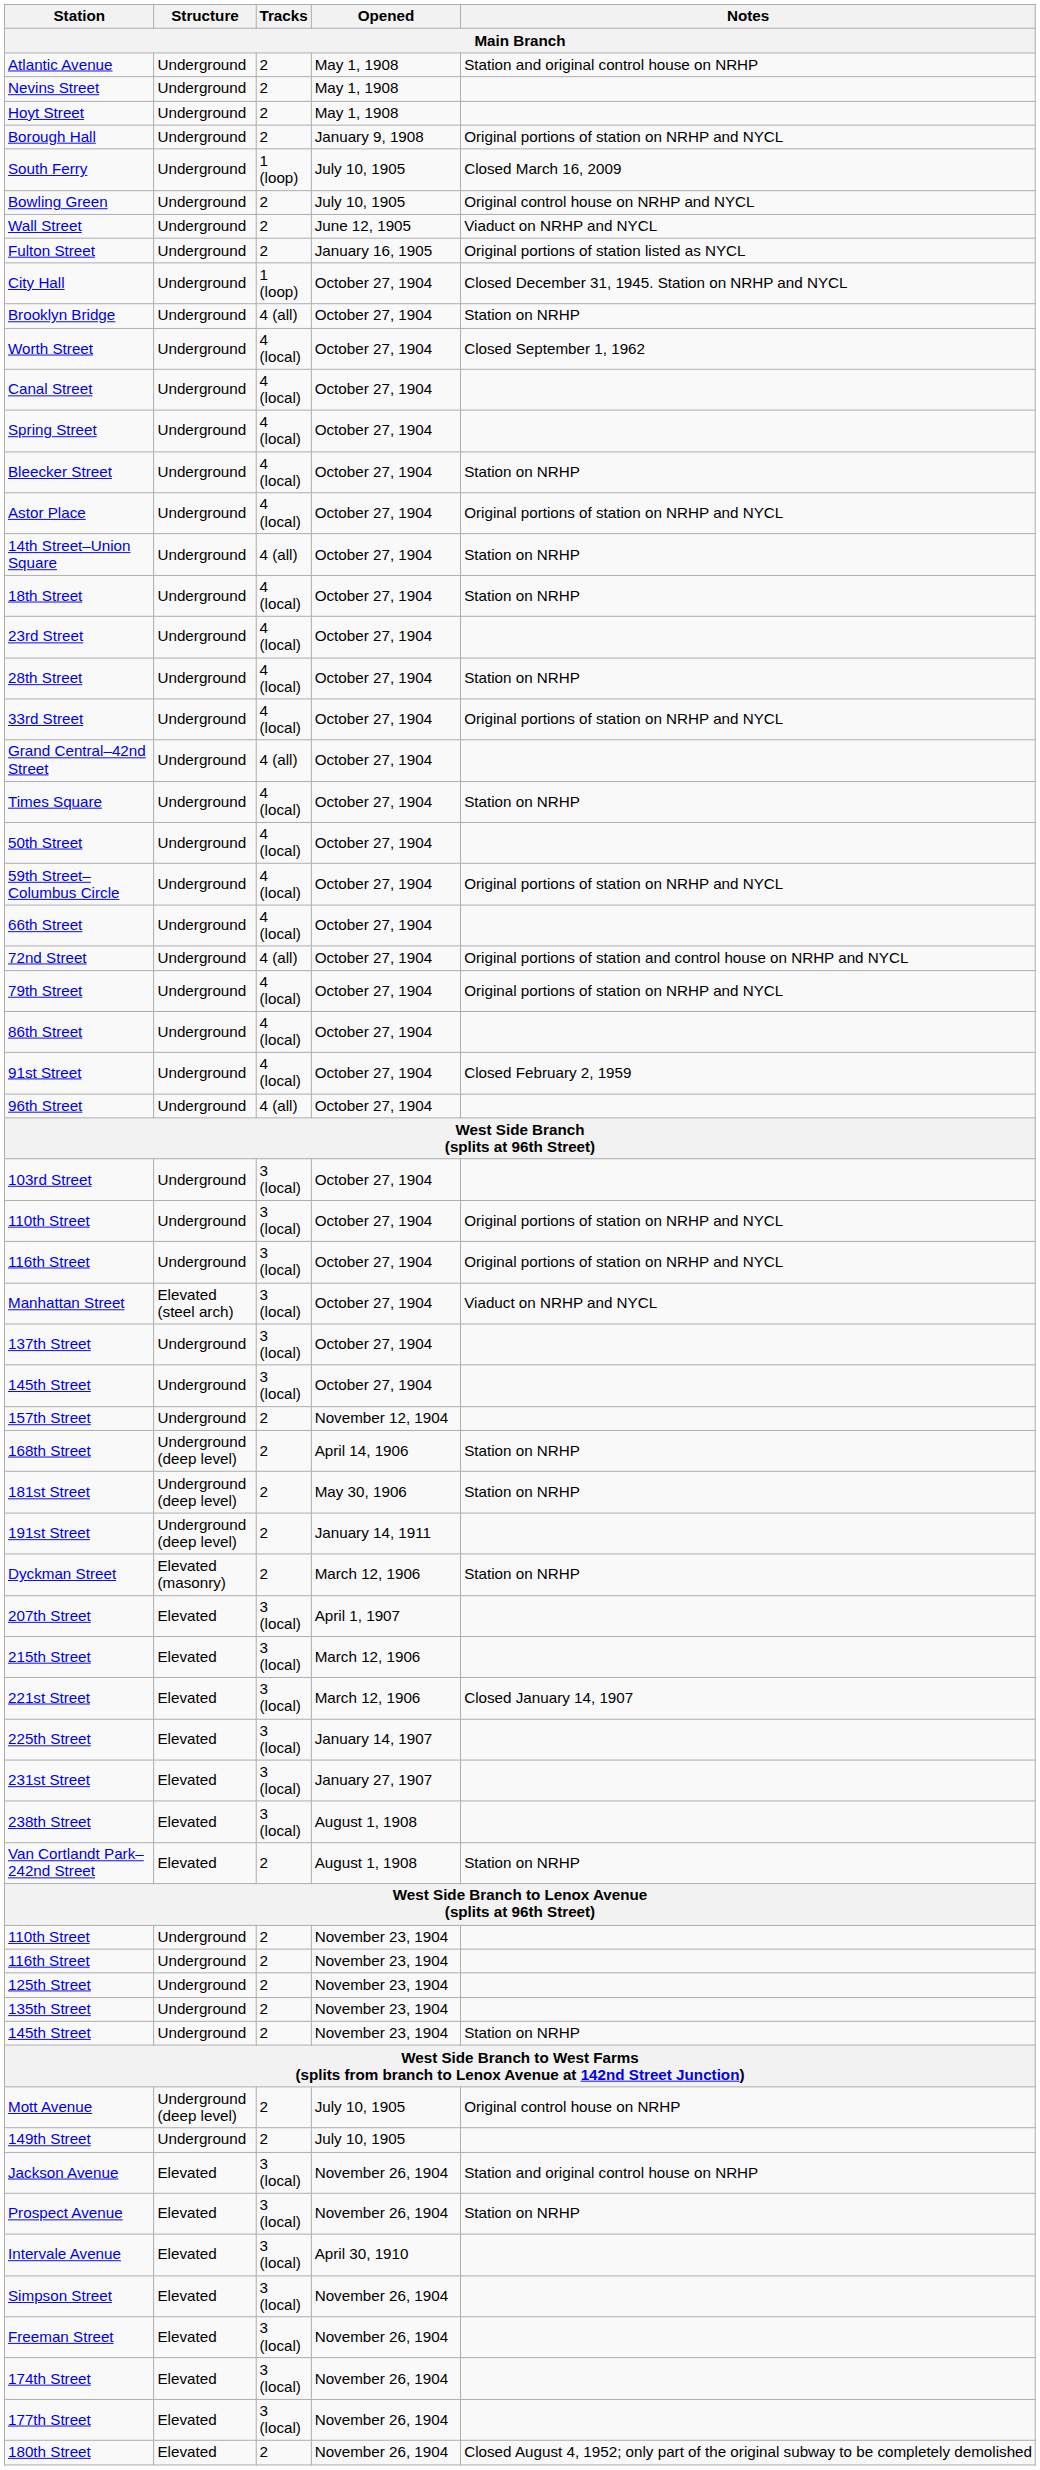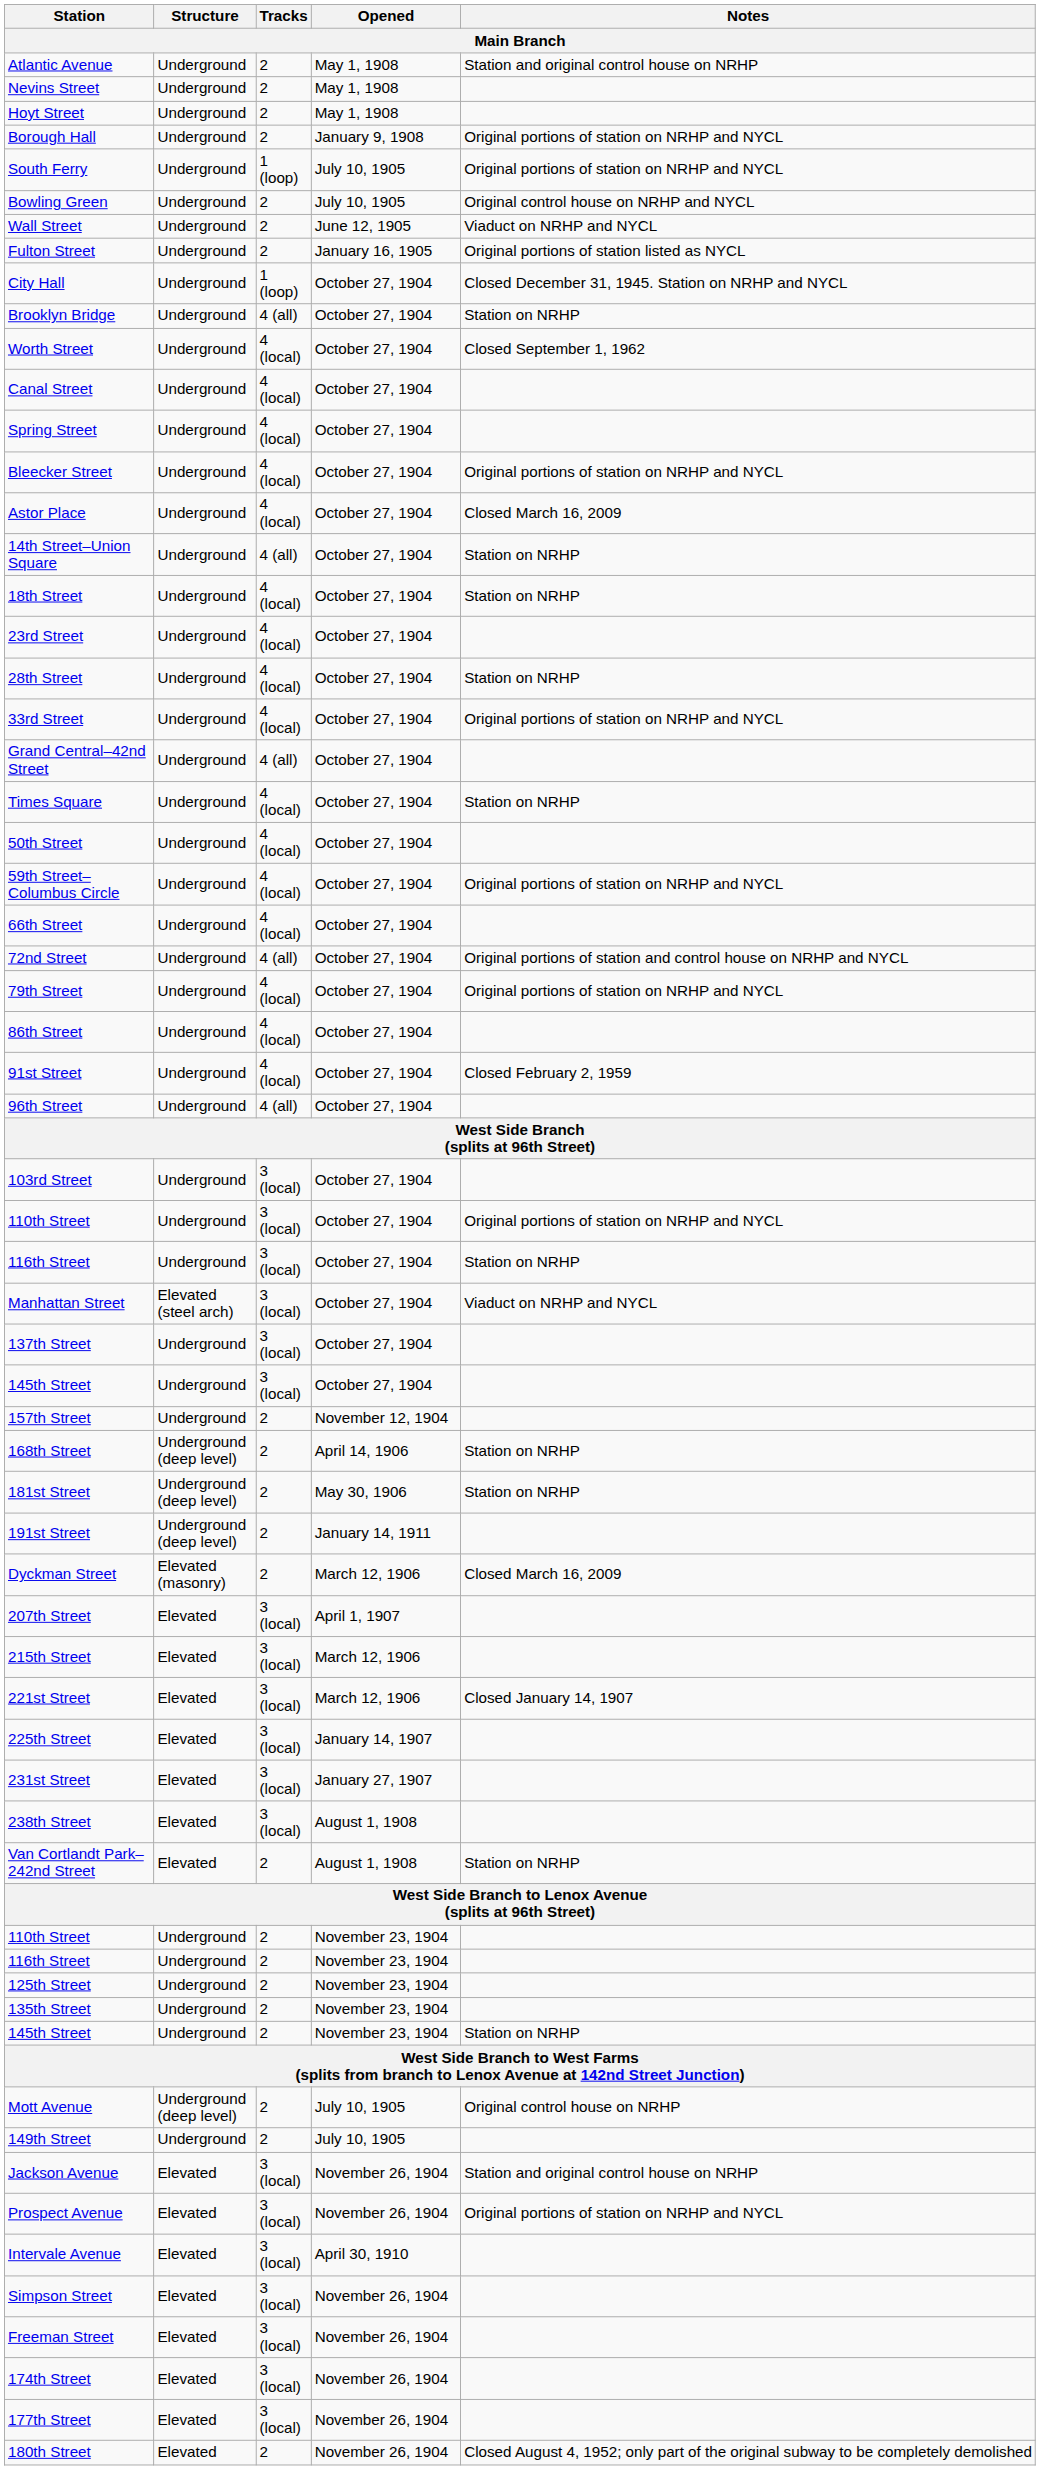(543, 169) Closed March 16, 2009 -> (624, 169) Original portions of station on NRHP and NYCL
(522, 472) Station on NRHP -> (624, 472) Original portions of station on NRHP and NYCL
(624, 513) Original portions of station on NRHP and NYCL -> (543, 513) Closed March 16, 2009
(624, 1262) Original portions of station on NRHP and NYCL -> (522, 1262) Station on NRHP
(522, 1574) Station on NRHP -> (543, 1574) Closed March 16, 2009
(522, 2213) Station on NRHP -> (624, 2213) Original portions of station on NRHP and NYCL
